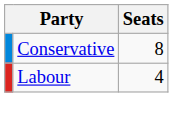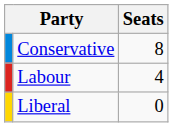+ row: (44, 106)
